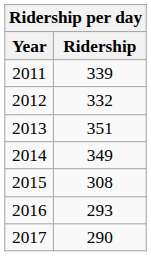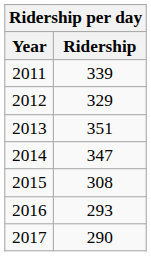(100, 100) 332 -> (100, 100) 329
(100, 155) 349 -> (100, 155) 347
